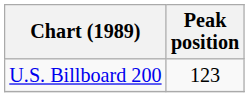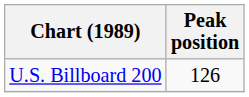(205, 75) 123 -> (205, 75) 126
